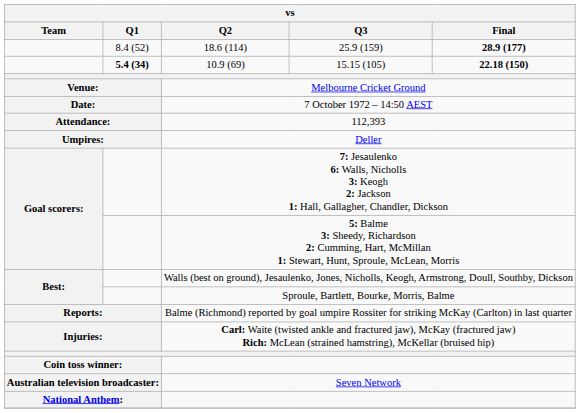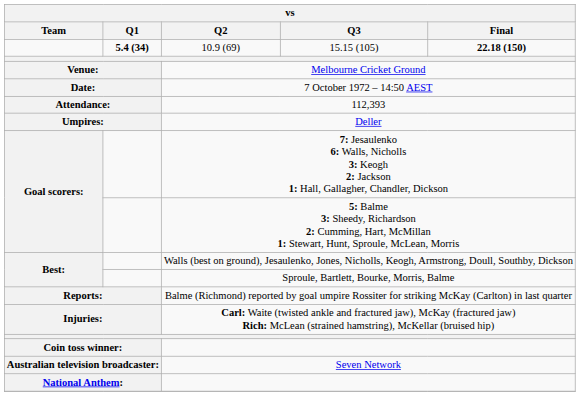- row: (54, 48)
